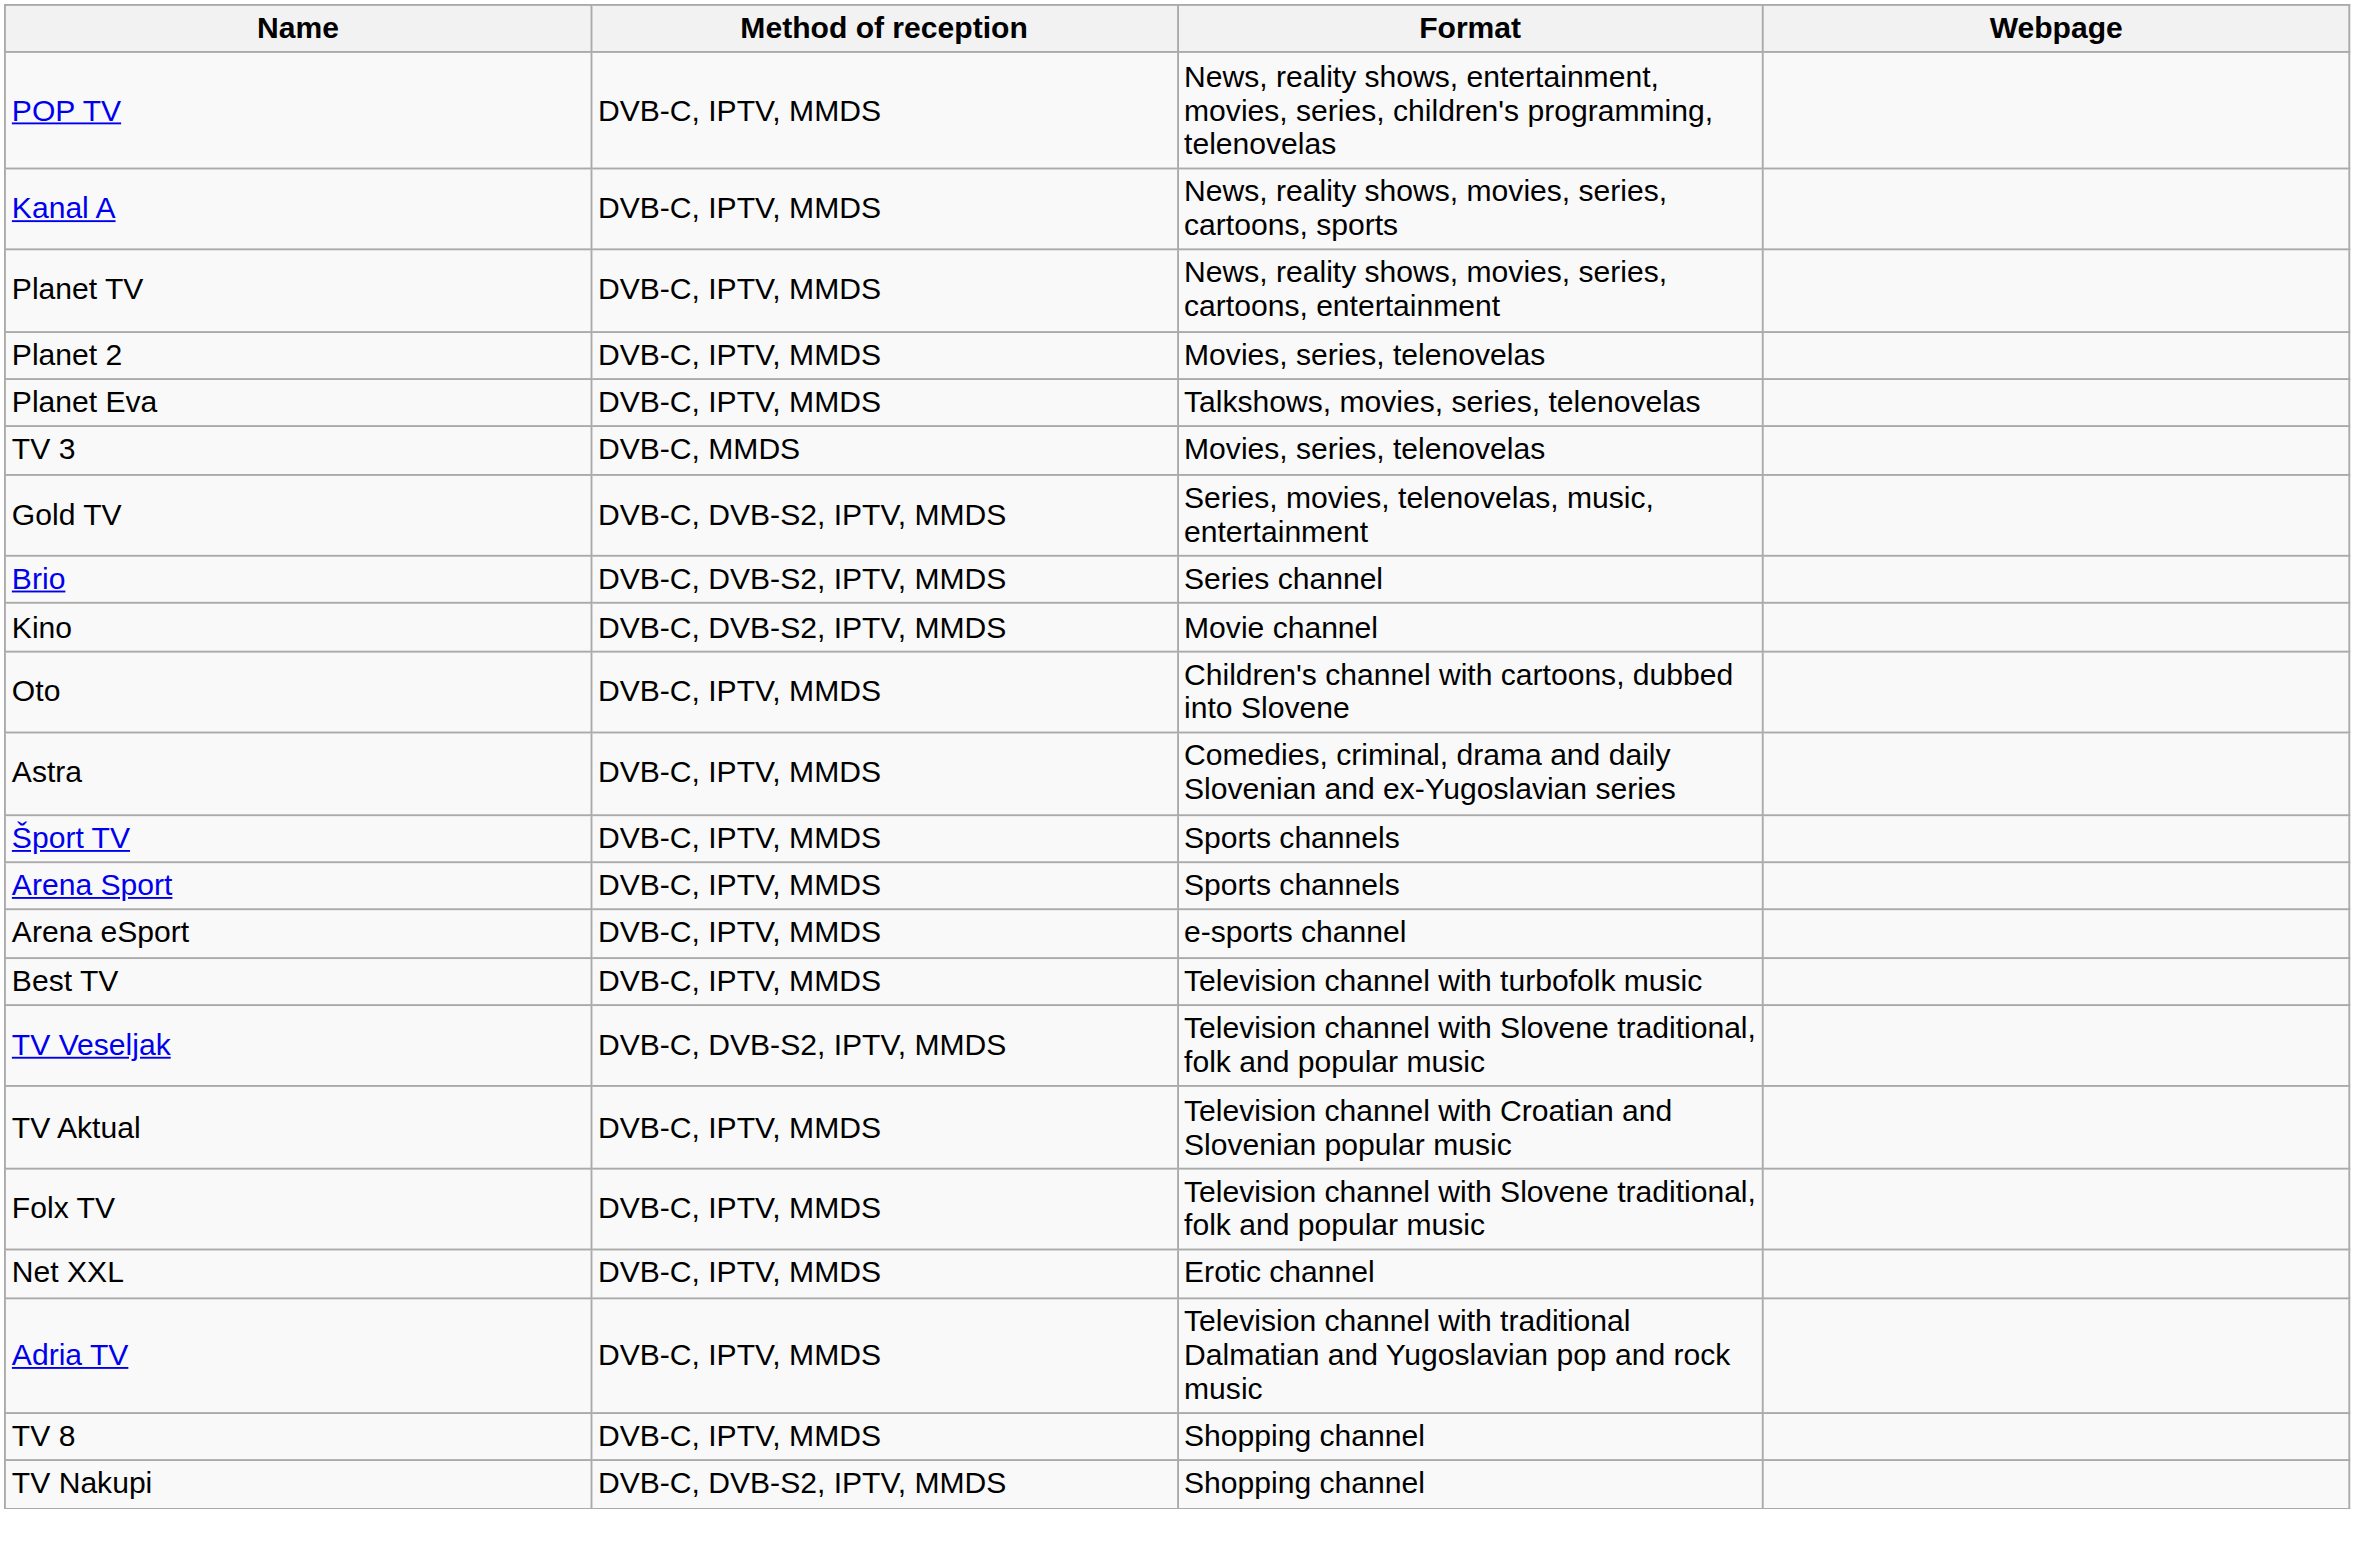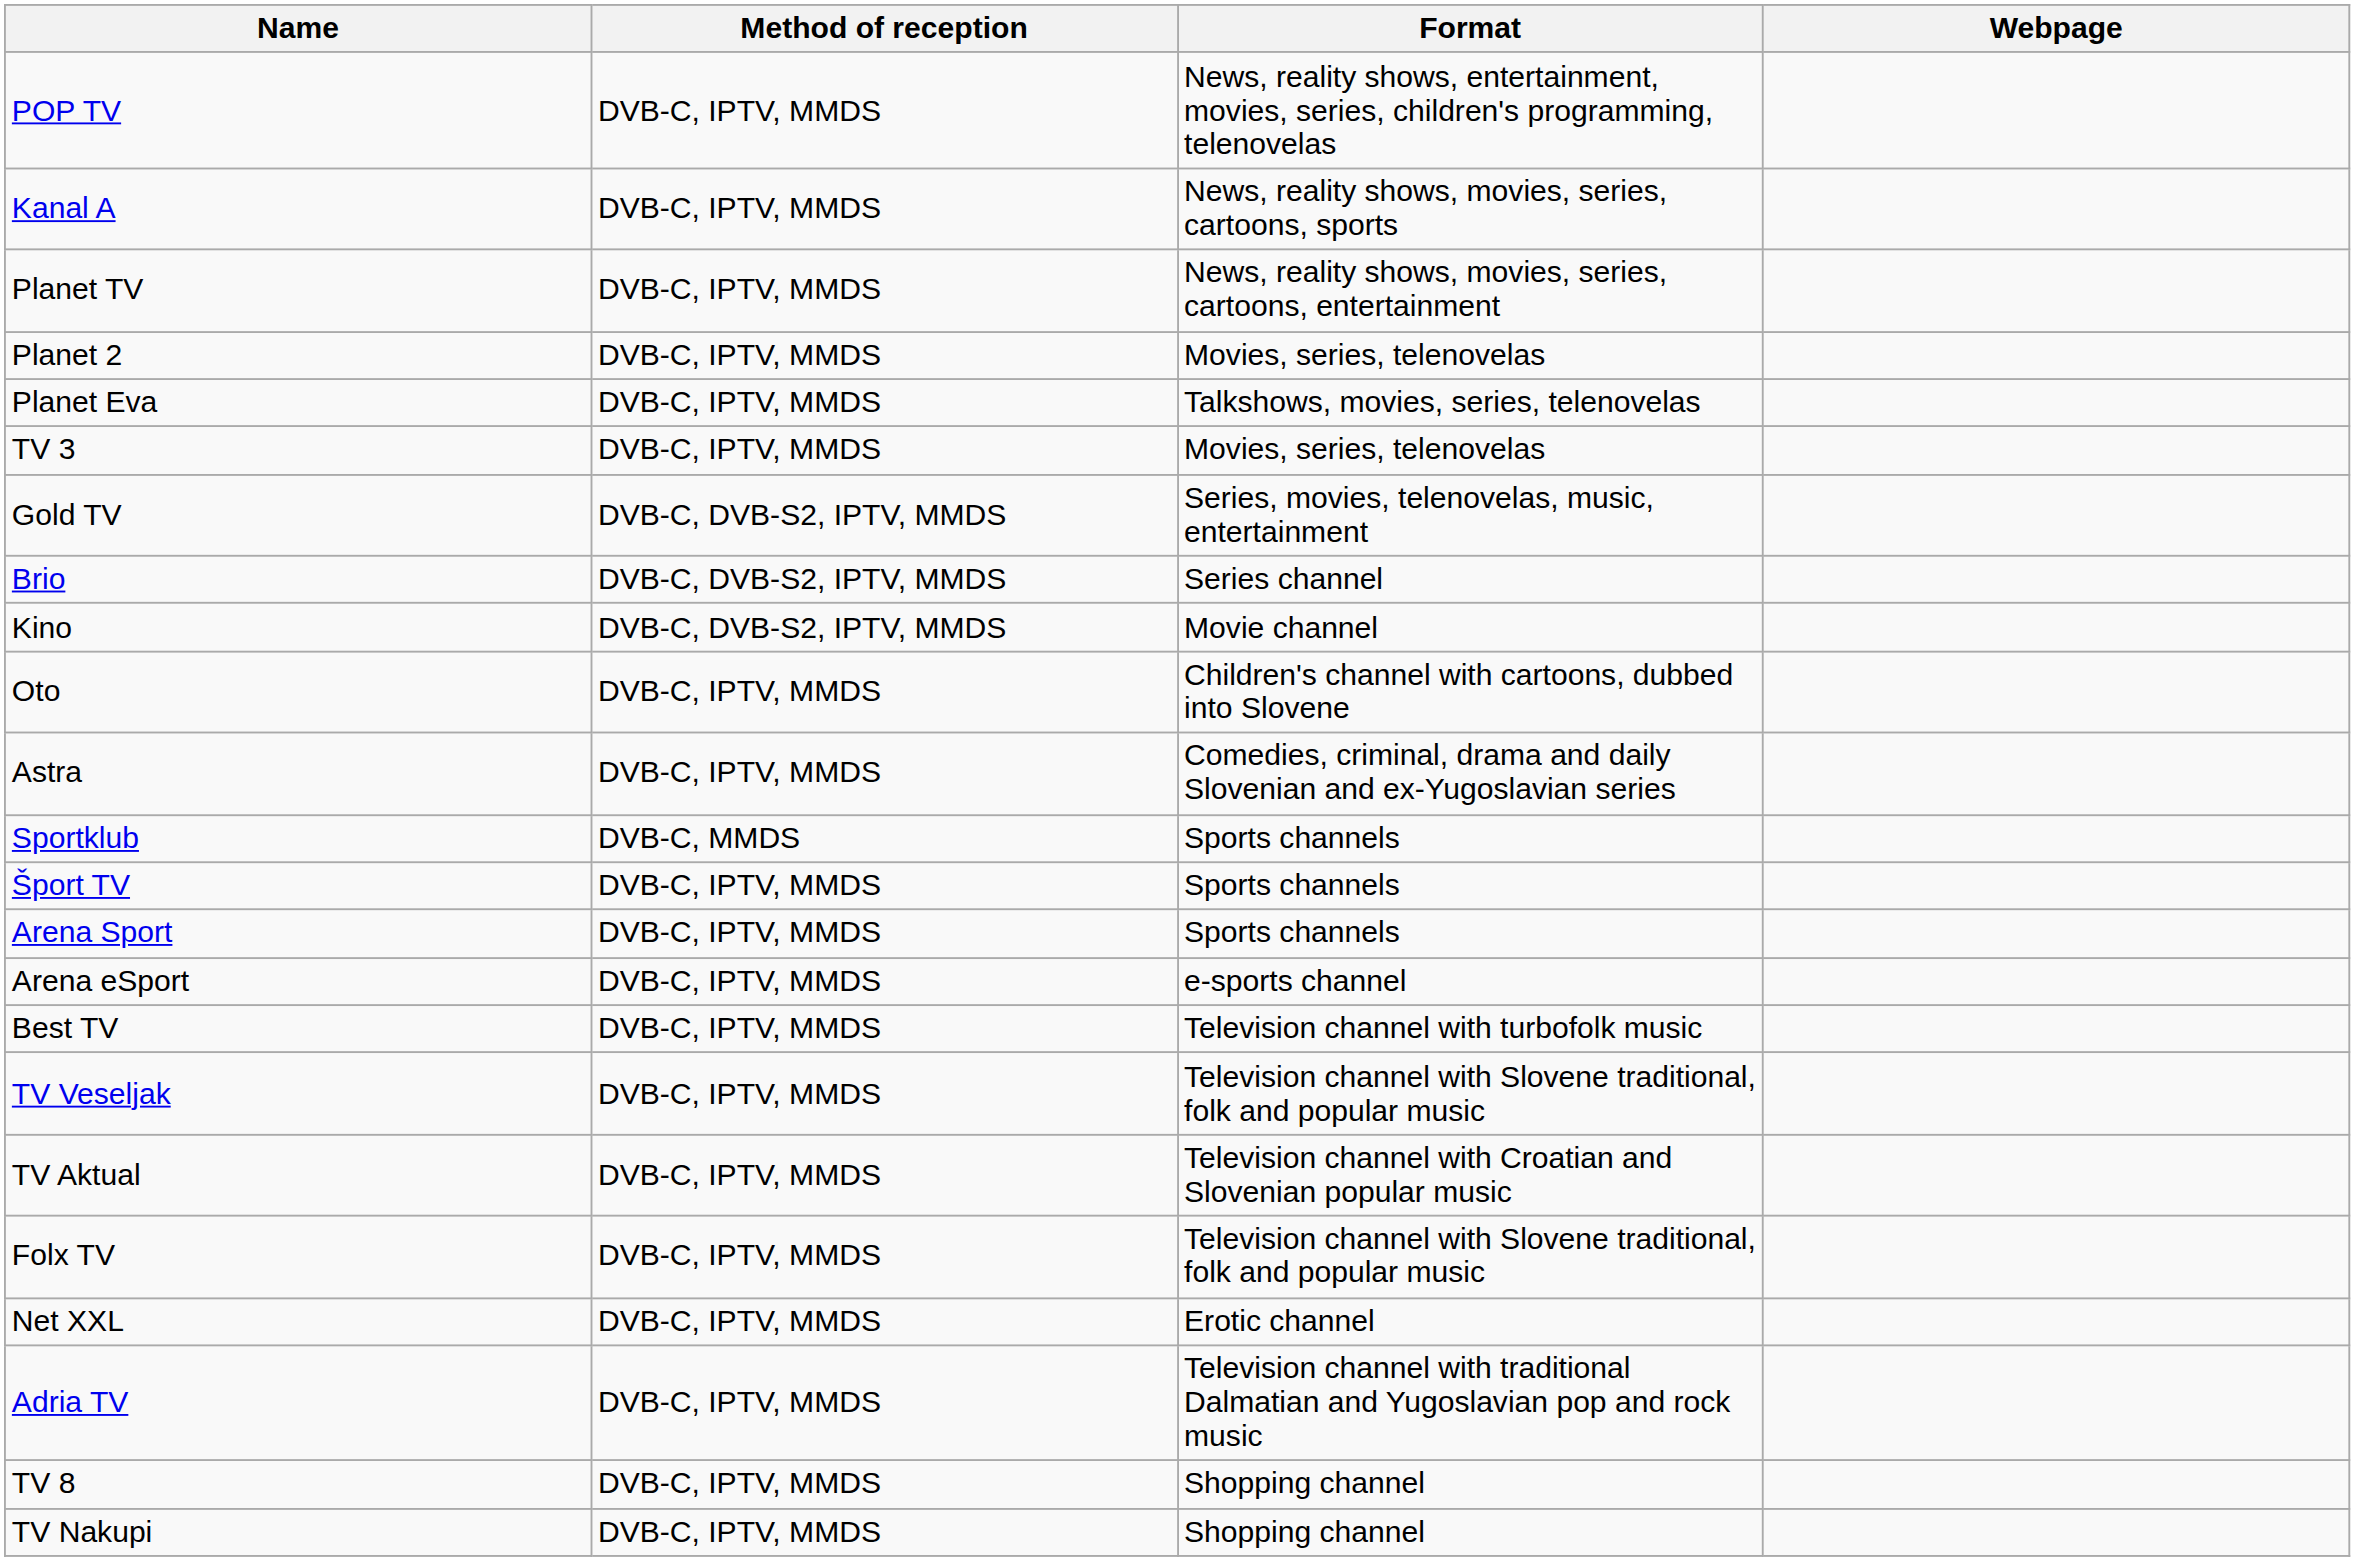(699, 449) DVB-C, MMDS -> (739, 449) DVB-C, IPTV, MMDS
+ row: (75, 837)
(802, 1045) DVB-C, DVB-S2, IPTV, MMDS -> (739, 1093) DVB-C, IPTV, MMDS
(802, 1483) DVB-C, DVB-S2, IPTV, MMDS -> (739, 1531) DVB-C, IPTV, MMDS
